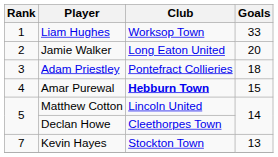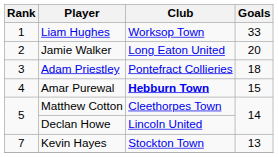(165, 106) Lincoln United -> (175, 106) Cleethorpes Town
(175, 124) Cleethorpes Town -> (165, 124) Lincoln United
